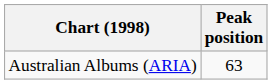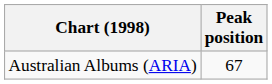(234, 65) 63 -> (234, 65) 67
